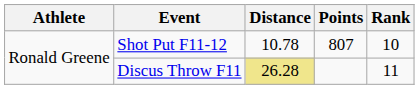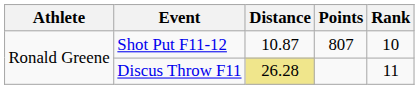(280, 44) 10.78 -> (280, 44) 10.87
